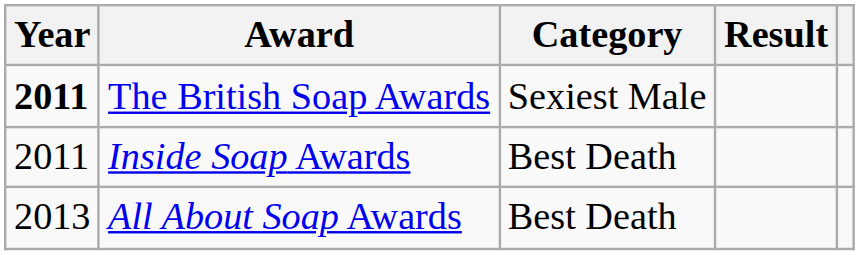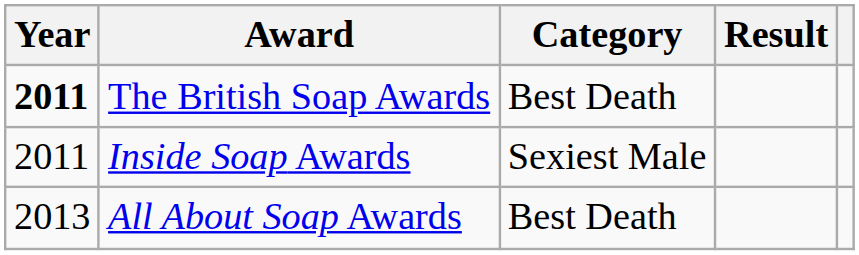(607, 95) Sexiest Male -> (592, 95) Best Death
(592, 156) Best Death -> (607, 156) Sexiest Male
